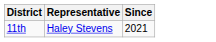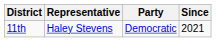+ column: (151, 12)
